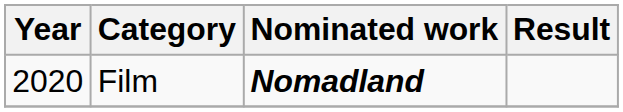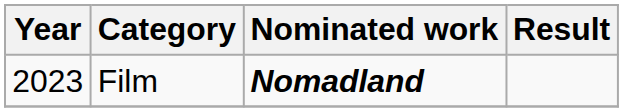(48, 80) 2020 -> (48, 80) 2023
